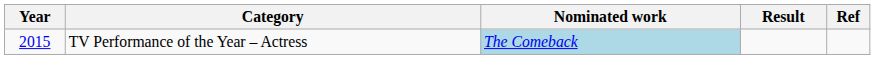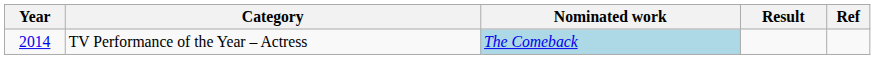(35, 41) 2015 -> (35, 41) 2014
